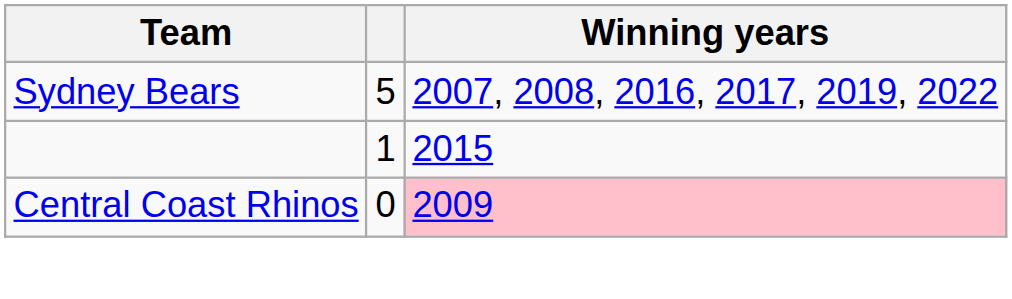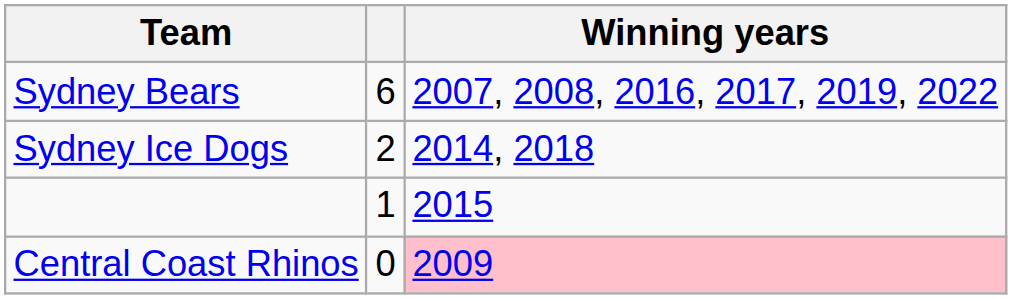(386, 90) 5 -> (386, 90) 6
+ row: (151, 148)
